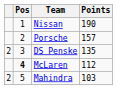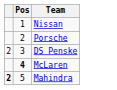- column: (96, 11)
(9, 78) normal -> (9, 78) bold
